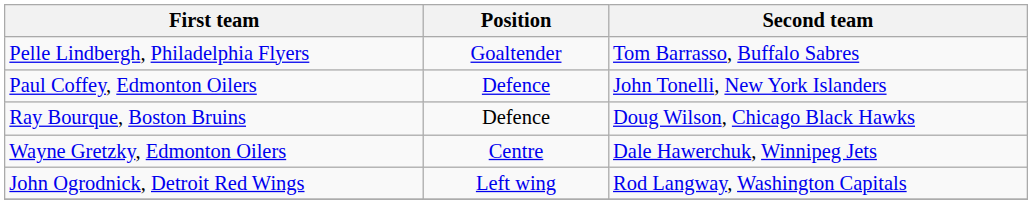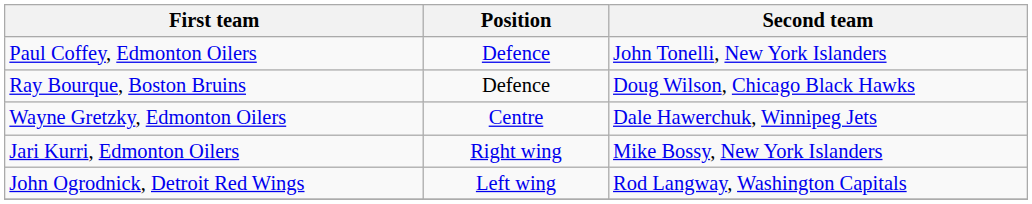- row: (159, 53)
+ row: (124, 150)
